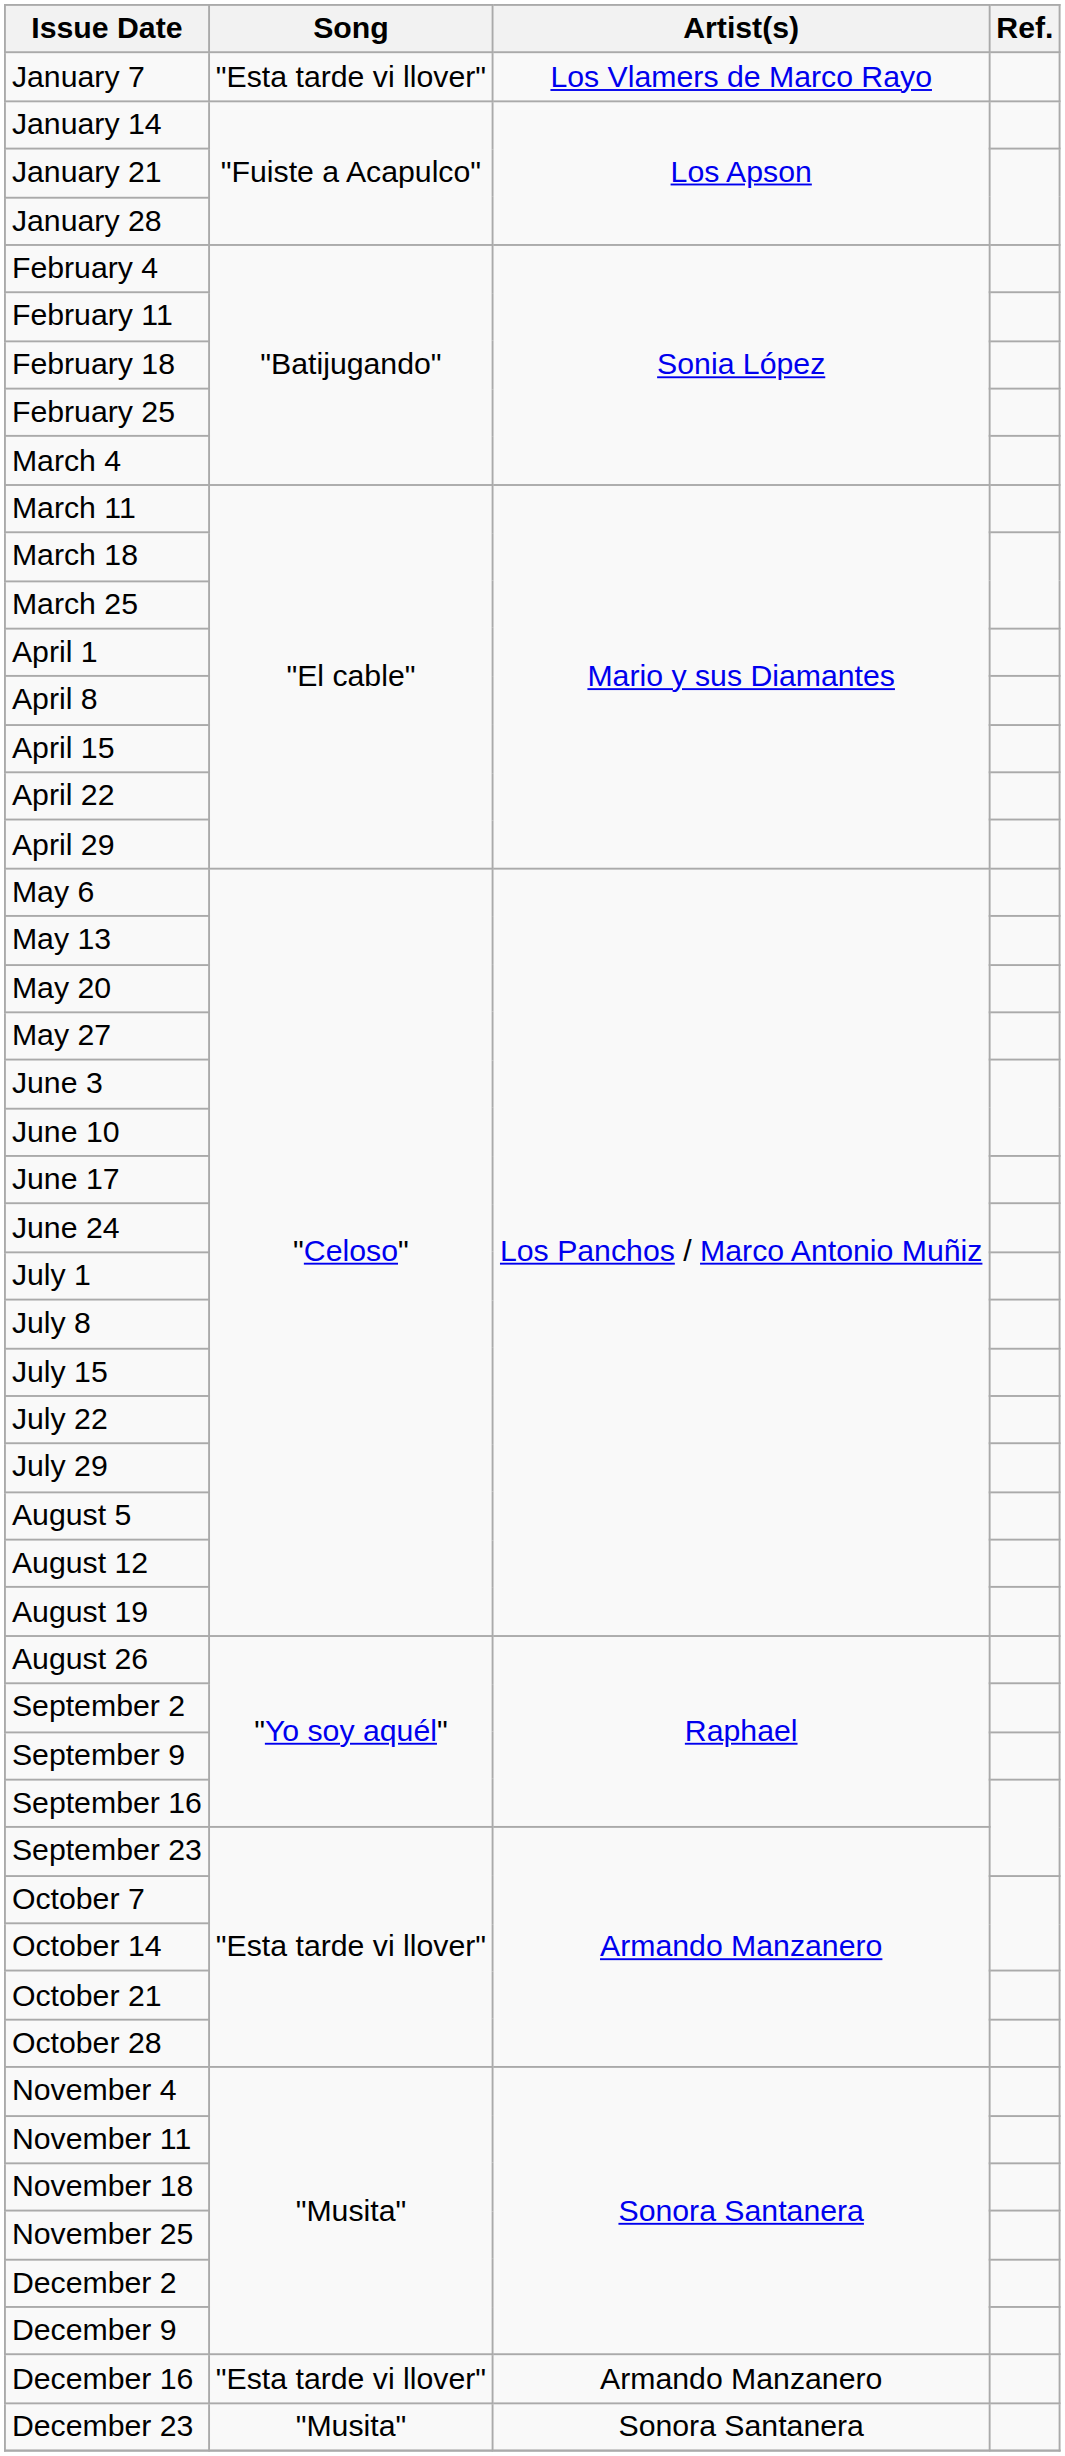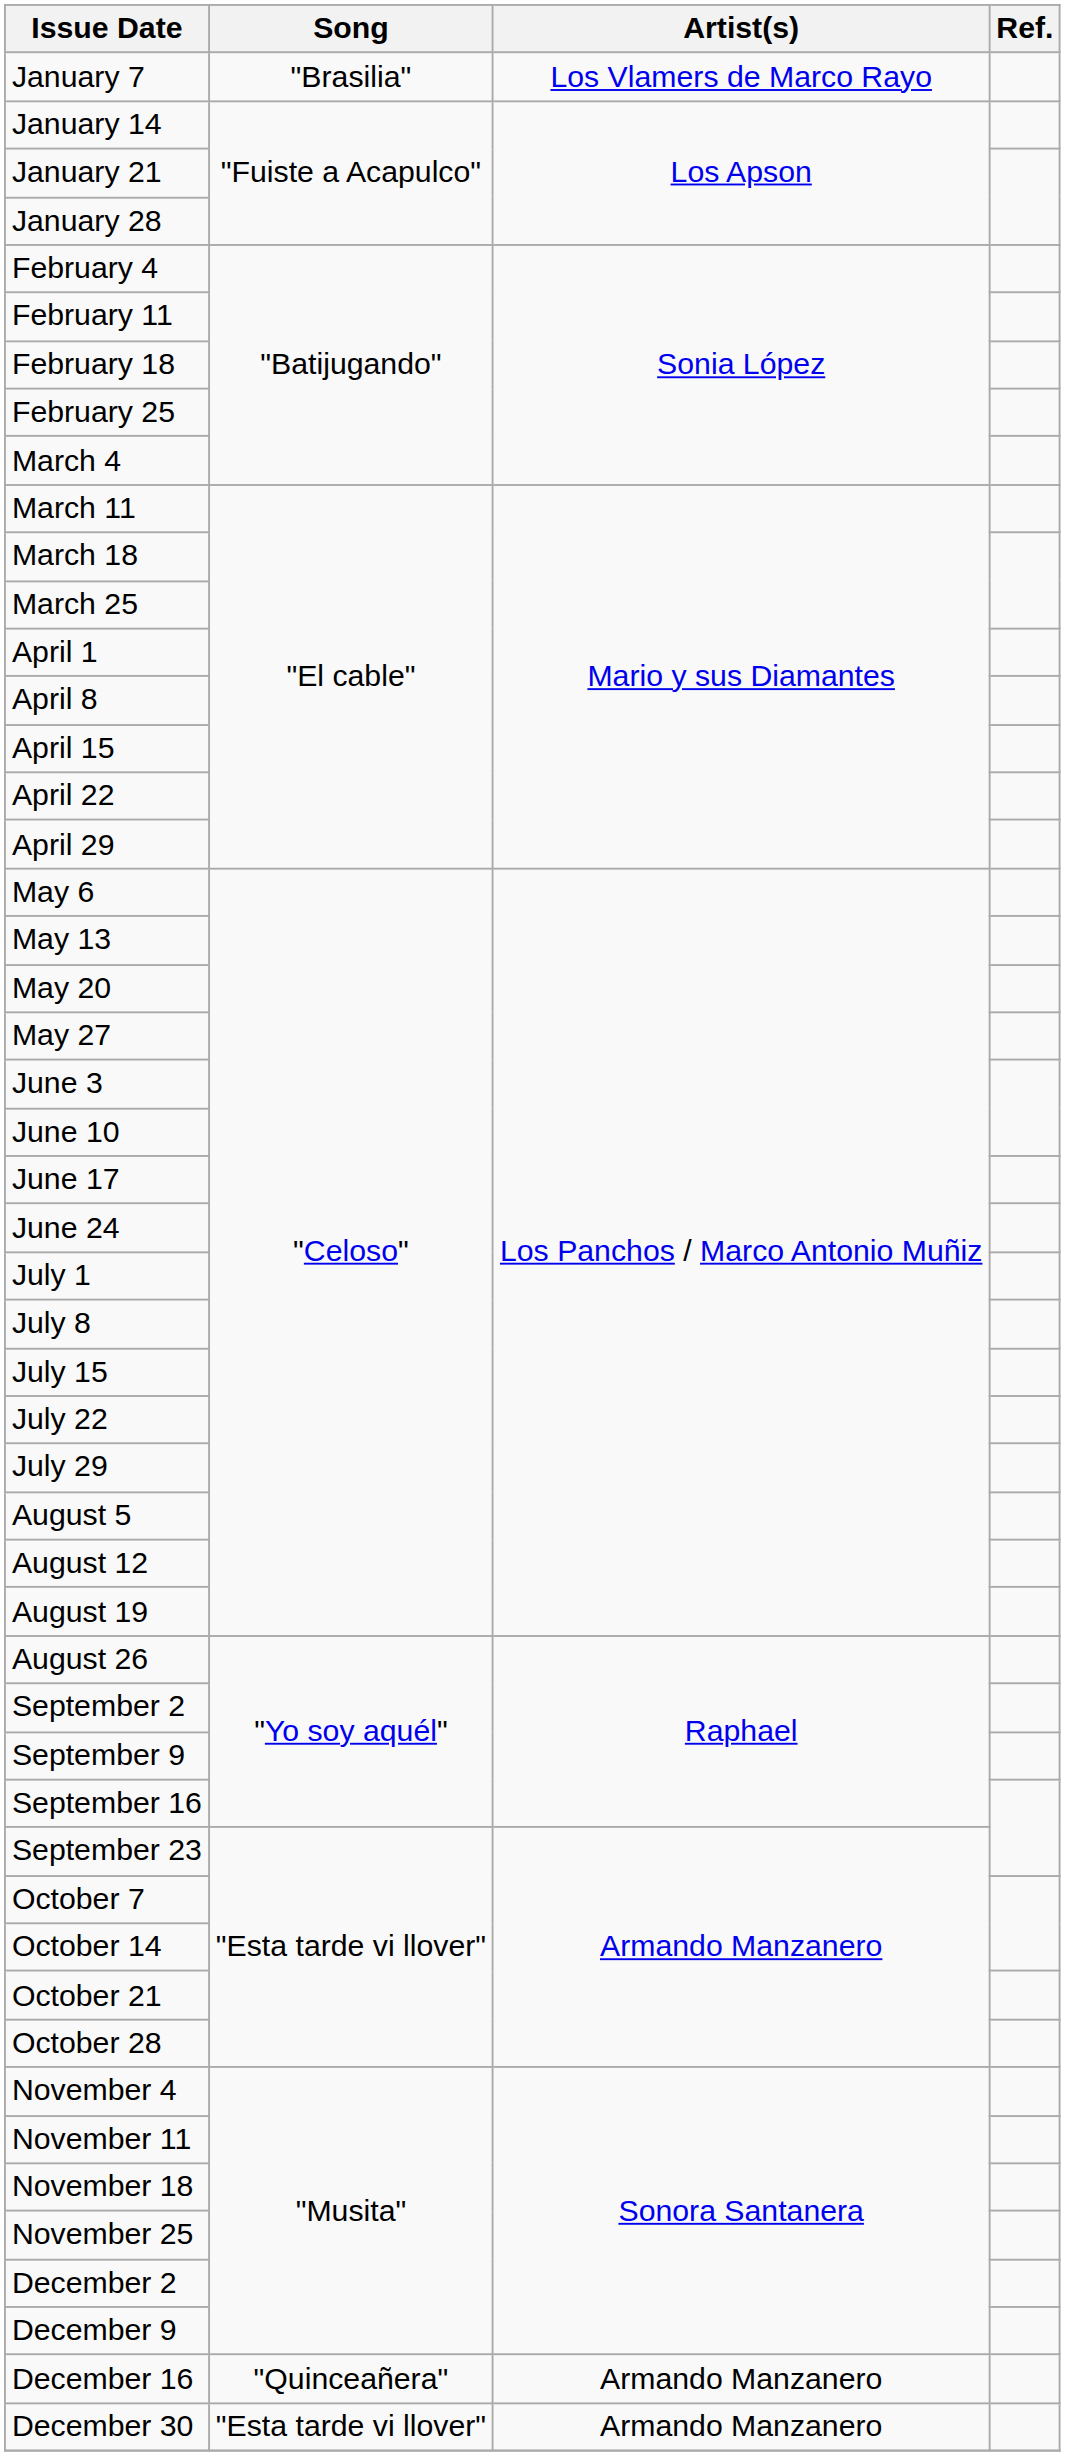(351, 76) "Esta tarde vi llover" -> (351, 76) "Brasilia"
(351, 2378) "Esta tarde vi llover" -> (351, 2378) "Quinceañera"
- row: (103, 2426)
+ row: (103, 2426)
